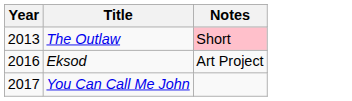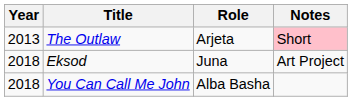+ column: (233, 15)
(24, 61) 2016 -> (24, 61) 2018
(24, 84) 2017 -> (24, 84) 2018
